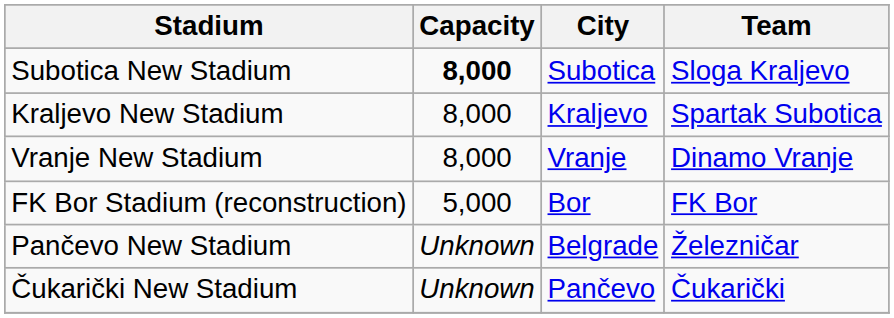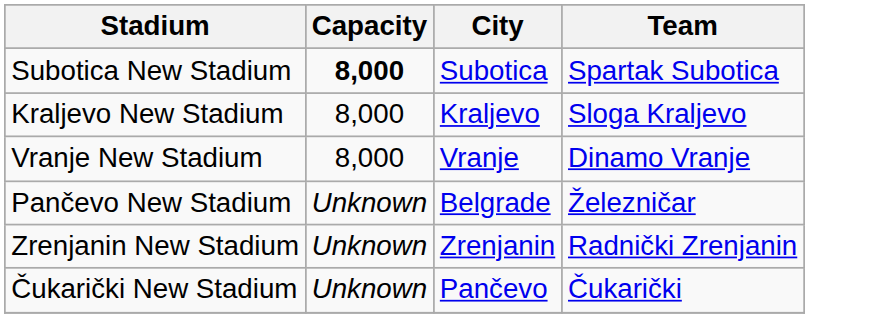(760, 70) Sloga Kraljevo -> (673, 70) Spartak Subotica
(776, 114) Spartak Subotica -> (657, 114) Sloga Kraljevo
- row: (209, 202)
+ row: (155, 245)
